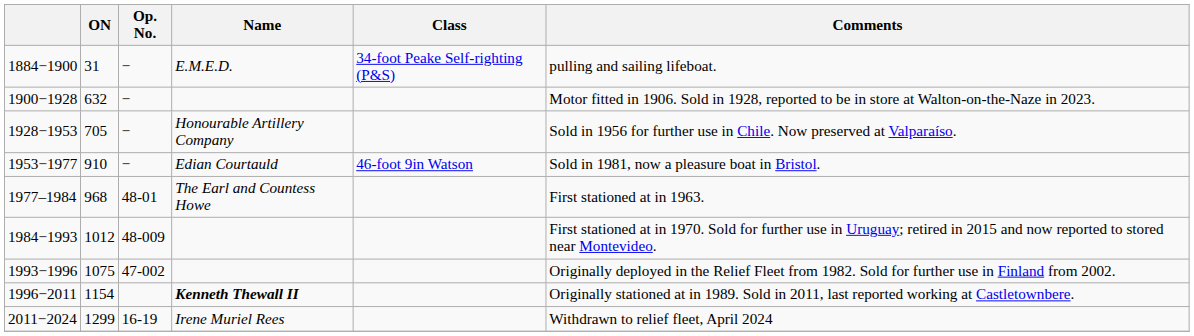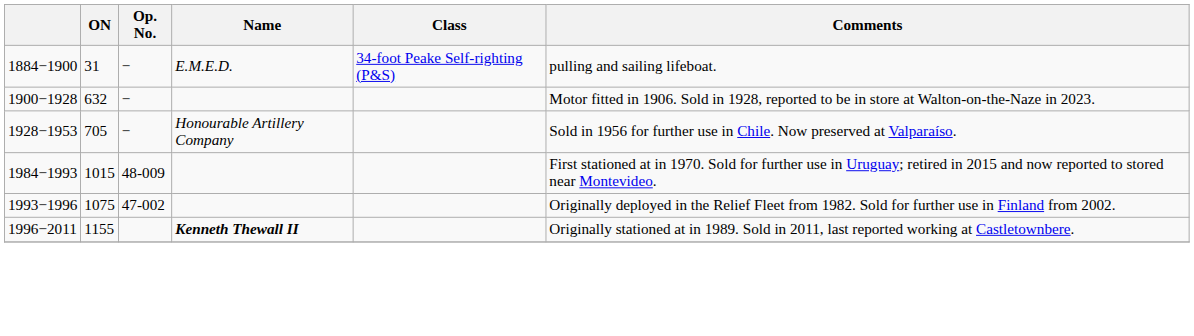- row: (43, 164)
- row: (42, 196)
(100, 238) 1012 -> (100, 172) 1015
(99, 294) 1154 -> (99, 229) 1155
- row: (42, 319)
